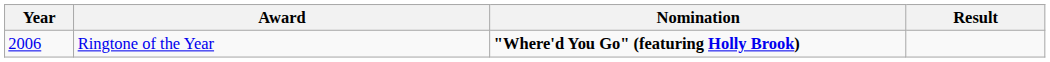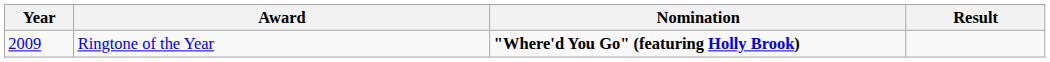(25, 43) 2006 -> (25, 43) 2009
